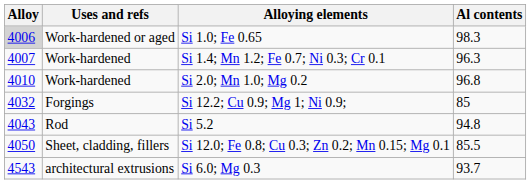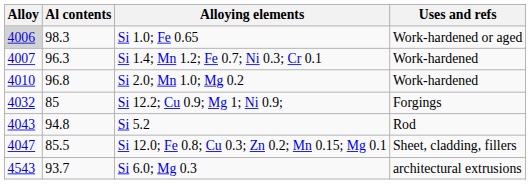columns swapped: (489, 15) <-> (110, 15)
(21, 146) 4050 -> (21, 146) 4047
